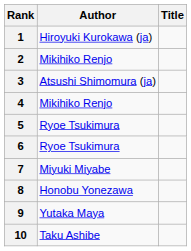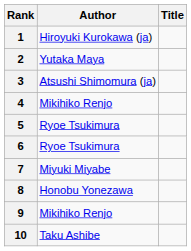(76, 59) Mikihiko Renjo -> (72, 59) Yutaka Maya
(72, 213) Yutaka Maya -> (76, 213) Mikihiko Renjo
